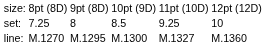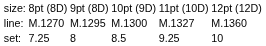rows swapped: (12, 23) <-> (14, 38)
